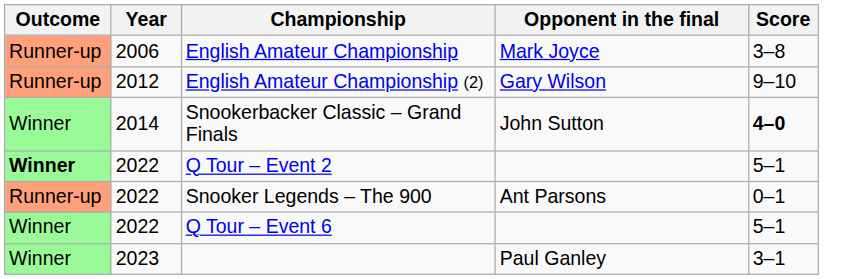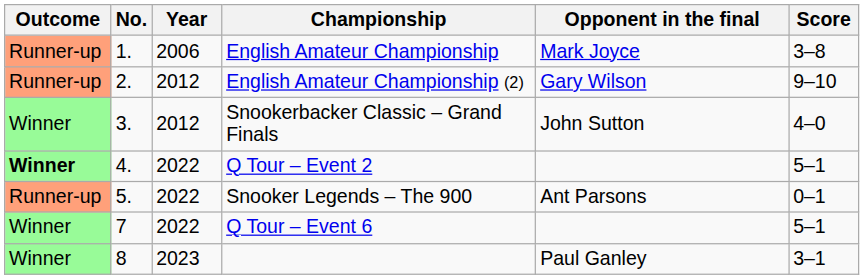+ column: (131, 19)
(137, 123) 2014 -> (178, 123) 2012
(769, 123) bold -> (809, 123) normal
